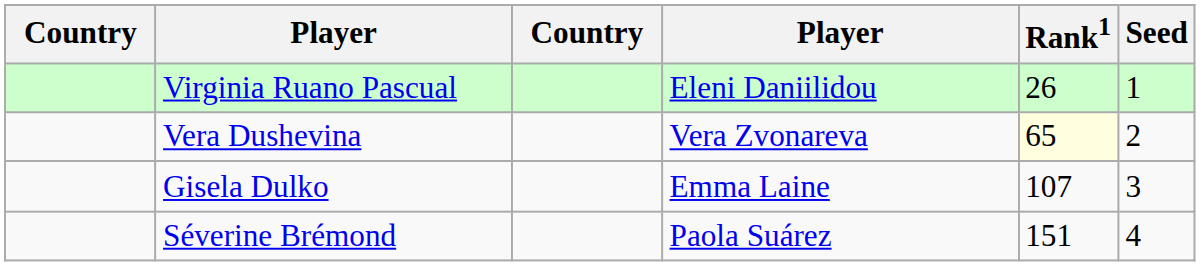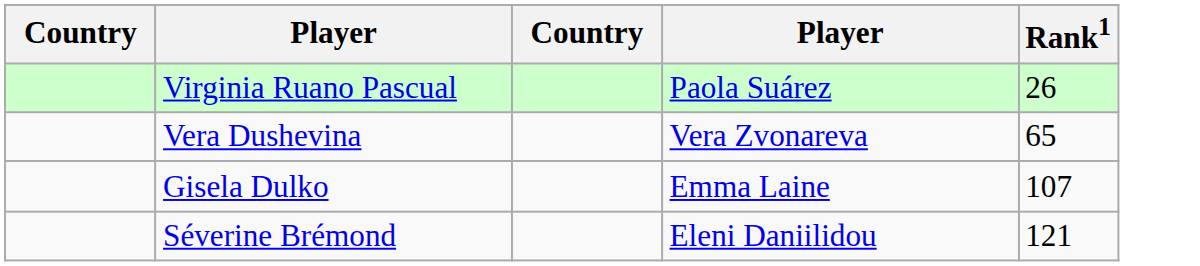- column: (1157, 33)
(773, 87) Eleni Daniilidou -> (751, 87) Paola Suárez
(1041, 136) lightyellow background -> (1041, 136) no background
(751, 235) Paola Suárez -> (773, 235) Eleni Daniilidou
(1049, 235) 151 -> (1049, 235) 121
